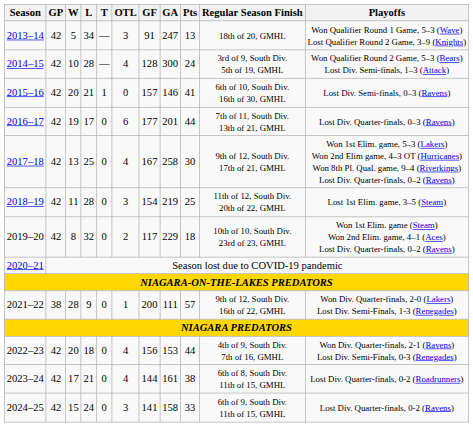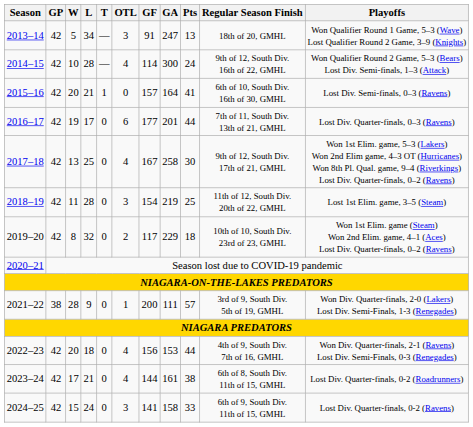(149, 64) 128 -> (149, 64) 114
(252, 64) 3rd of 9, South Div. 5th of 19, GMHL -> (252, 64) 9th of 12, South Div. 16th of 22, GMHL
(170, 92) 146 -> (170, 92) 164
(252, 305) 9th of 12, South Div. 16th of 22, GMHL -> (252, 305) 3rd of 9, South Div. 5th of 19, GMHL
